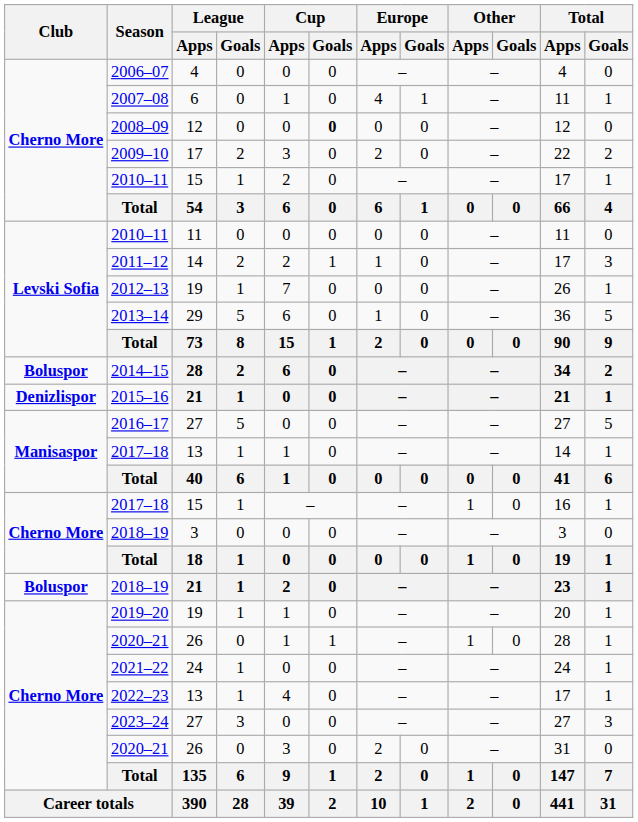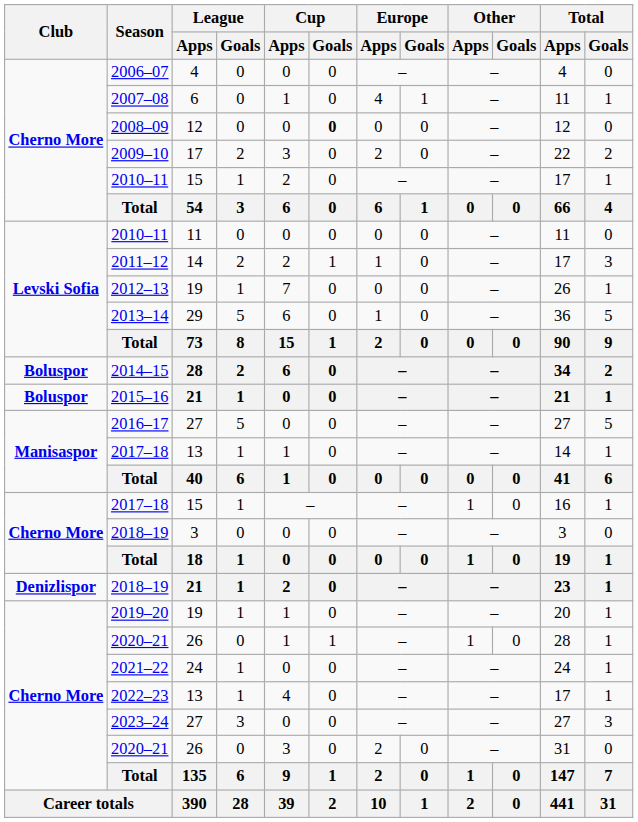(56, 397) Denizlispor -> (56, 397) Boluspor
(56, 587) Boluspor -> (56, 587) Denizlispor
